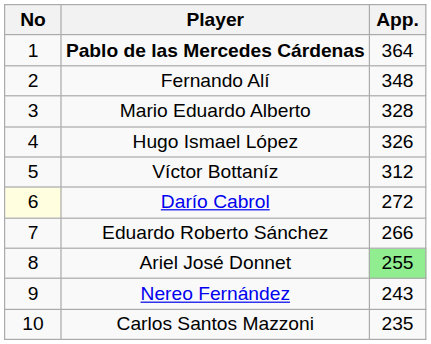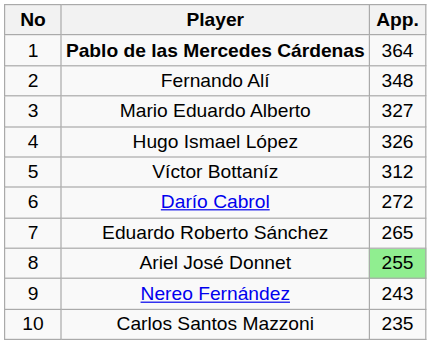(398, 111) 328 -> (398, 111) 327
(33, 202) lightyellow background -> (33, 202) no background
(398, 232) 266 -> (398, 232) 265
